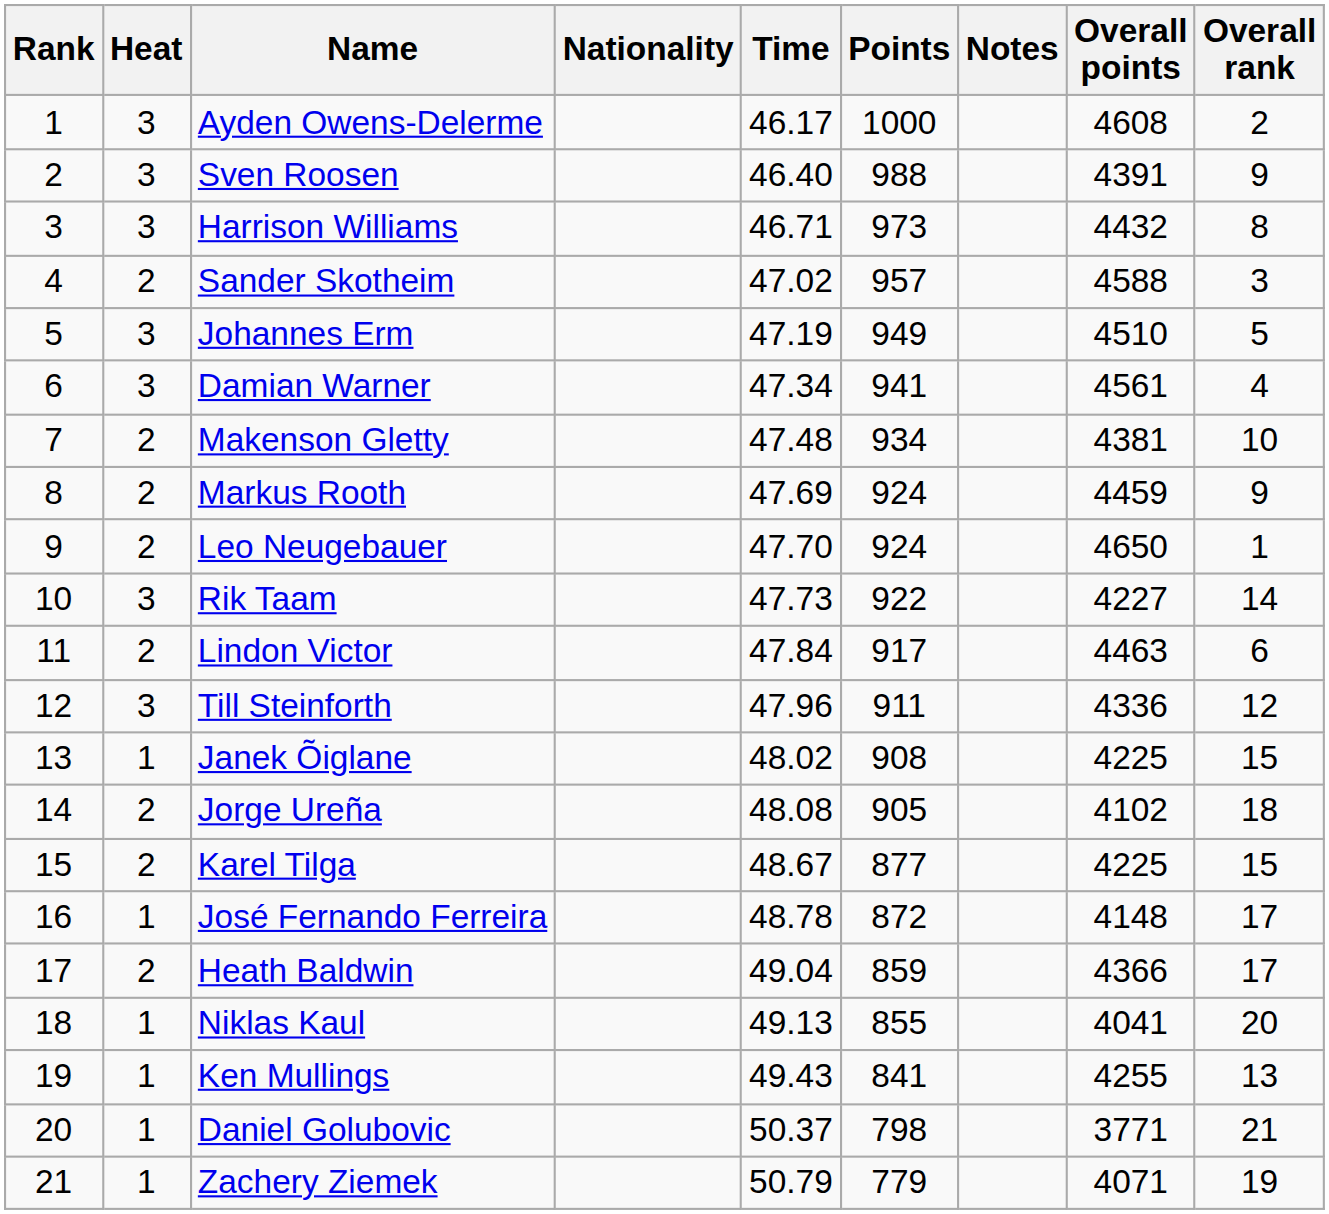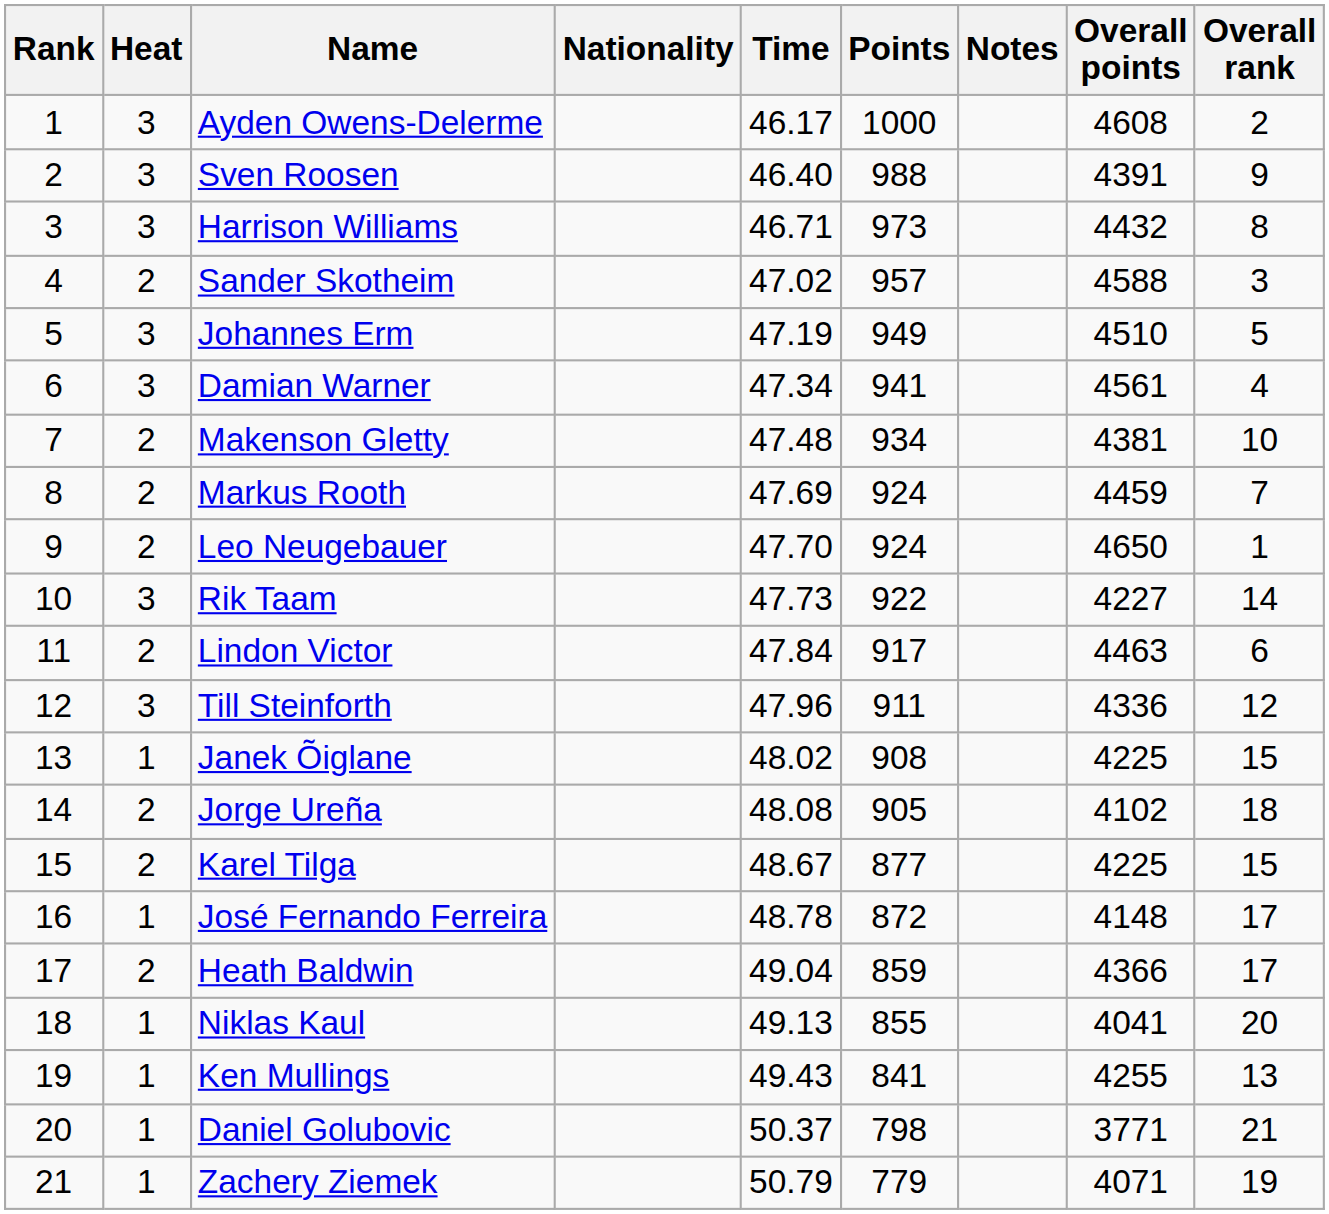(1260, 492) 9 -> (1260, 492) 7
